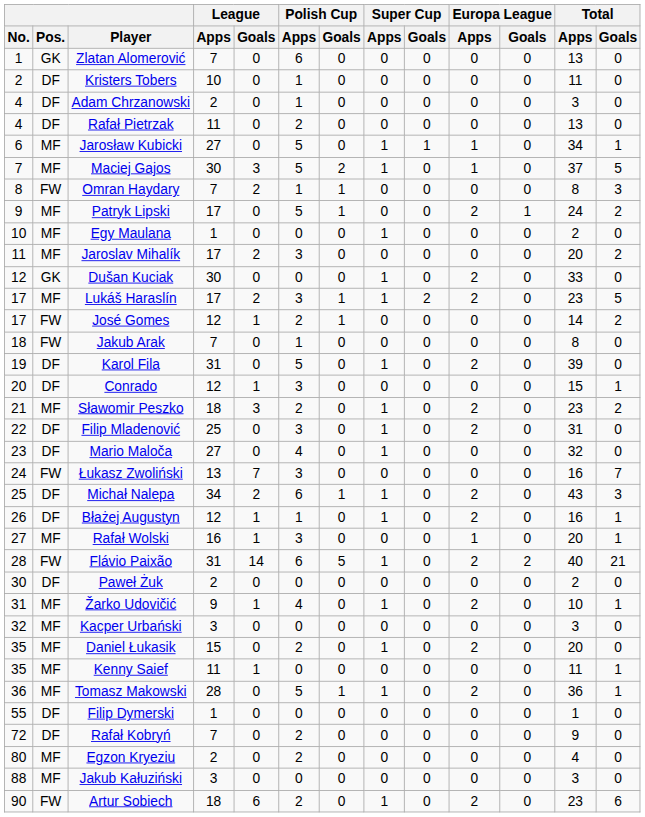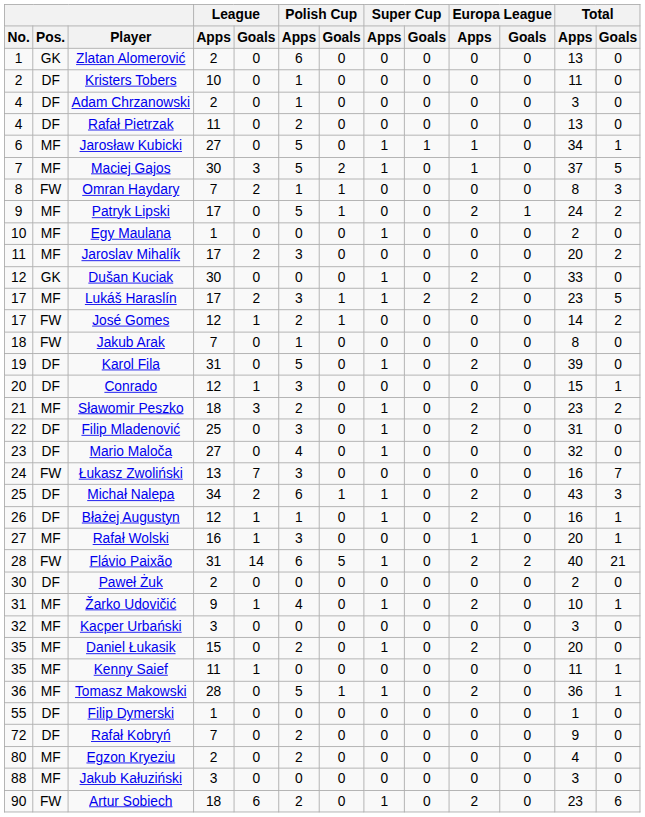(214, 59) 7 -> (214, 59) 2
